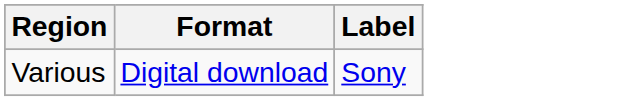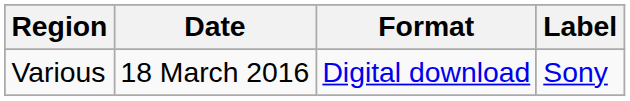+ column: (215, 26)
